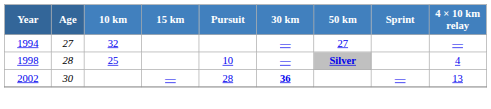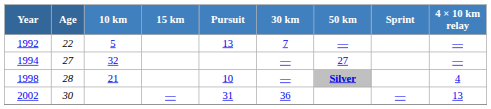+ row: (28, 43)
(113, 61) 25 -> (113, 78) 21
(228, 78) 28 -> (228, 96) 31
(285, 78) bold -> (285, 96) normal
